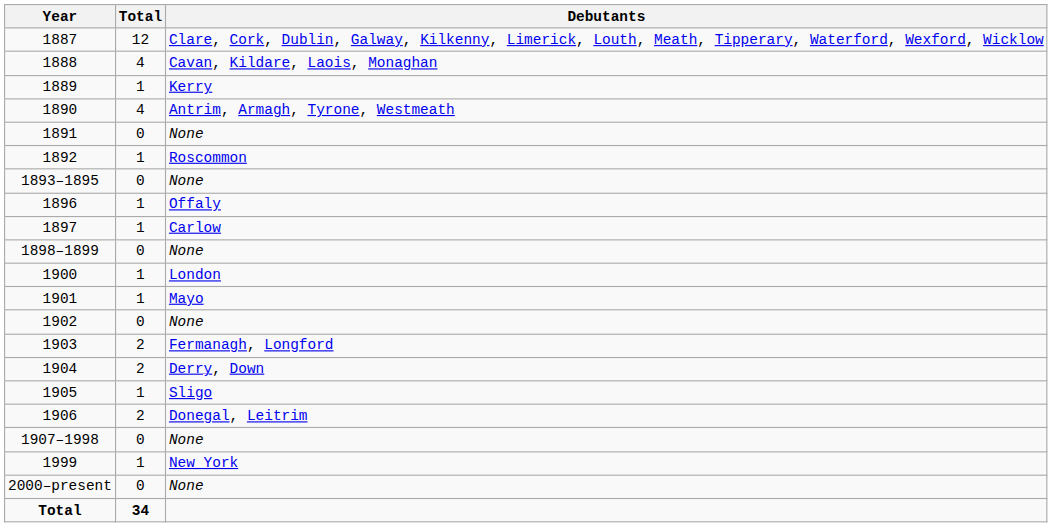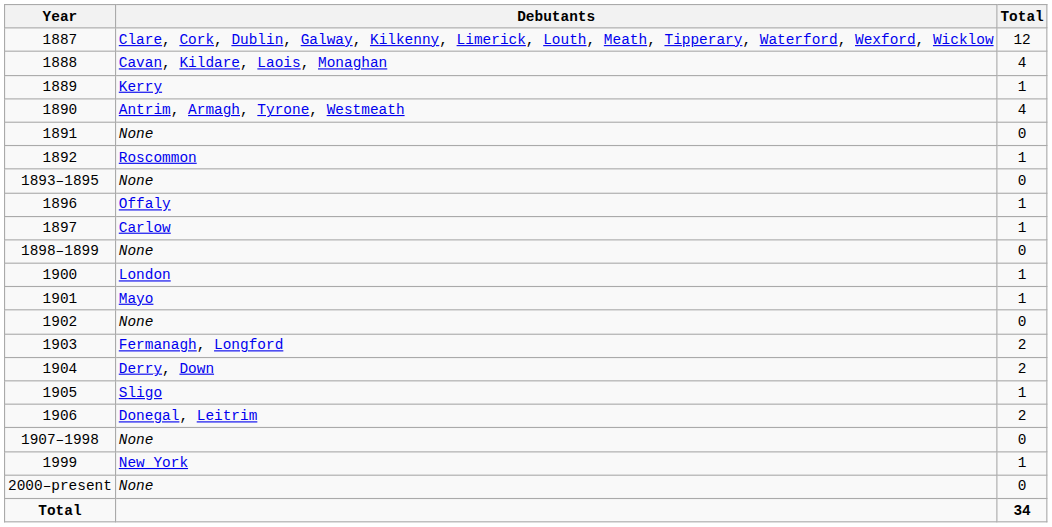columns swapped: (606, 16) <-> (140, 16)
